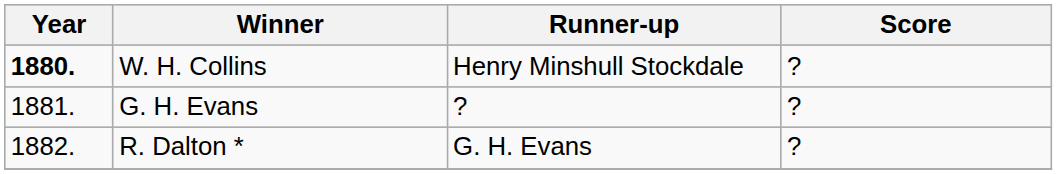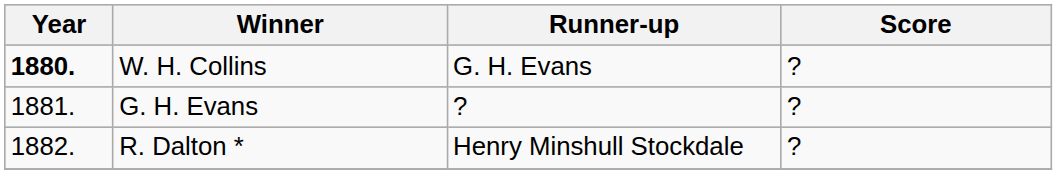(598, 65) Henry Minshull Stockdale -> (523, 65) G. H. Evans
(523, 147) G. H. Evans -> (598, 147) Henry Minshull Stockdale
